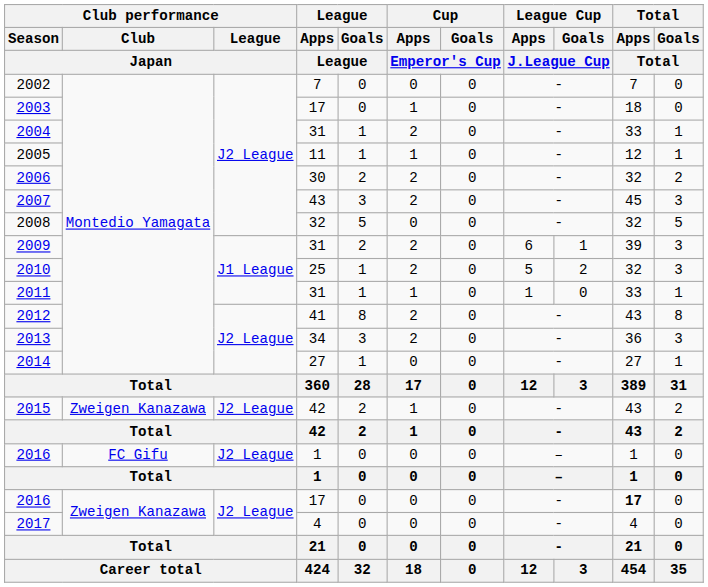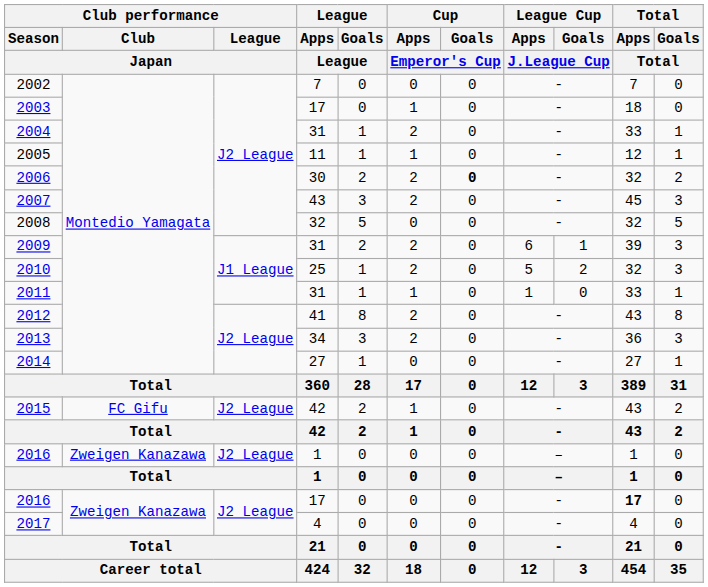(472, 178) normal -> (472, 178) bold
(138, 409) Zweigen Kanazawa -> (138, 409) FC Gifu
(138, 455) FC Gifu -> (138, 455) Zweigen Kanazawa
